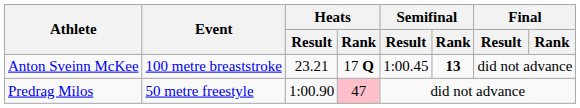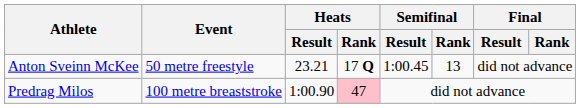(214, 66) 100 metre breaststroke -> (200, 66) 50 metre freestyle
(453, 66) bold -> (453, 66) normal
(200, 91) 50 metre freestyle -> (214, 91) 100 metre breaststroke
